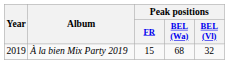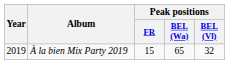(179, 51) 68 -> (179, 51) 65
